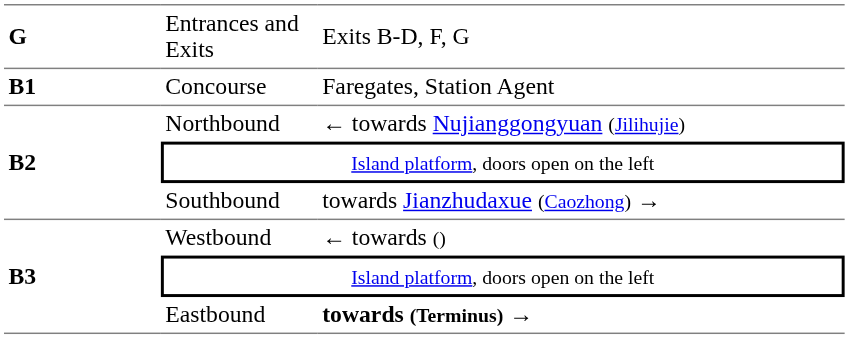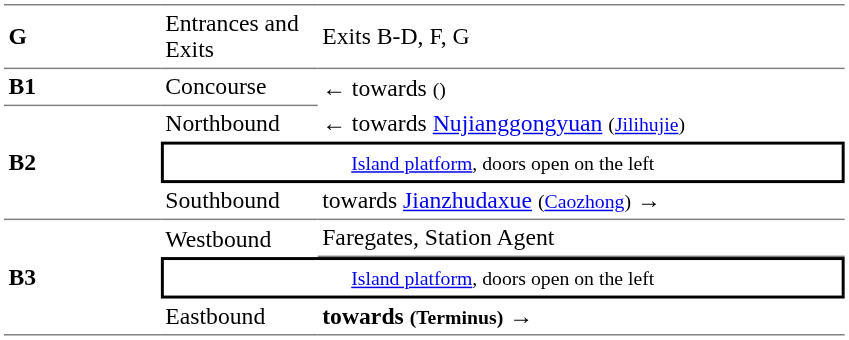(438, 86) Faregates, Station Agent -> (384, 87) ← towards ()
(384, 237) ← towards () -> (438, 237) Faregates, Station Agent
